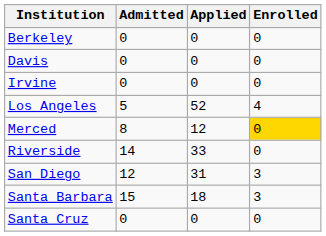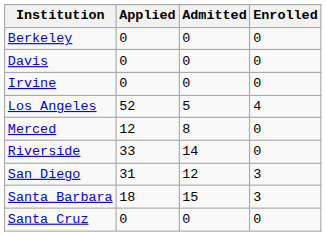columns swapped: (218, 16) <-> (151, 16)
(257, 129) gold background -> (257, 129) no background
